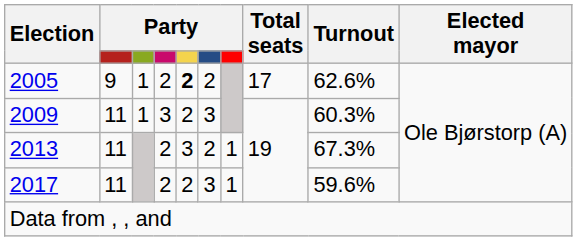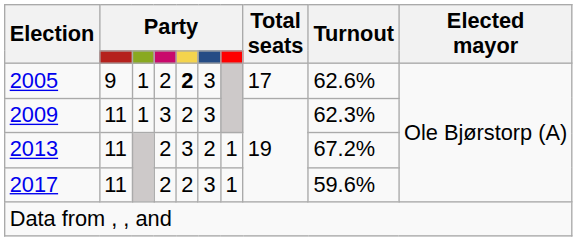(209, 80) 2 -> (209, 80) 3
(344, 115) 60.3% -> (344, 115) 62.3%
(344, 149) 67.3% -> (344, 149) 67.2%
